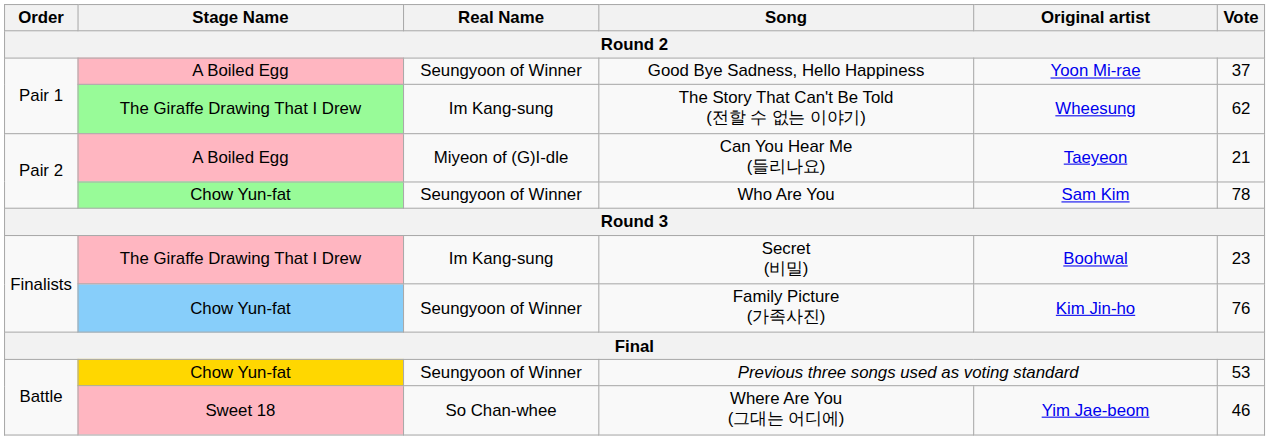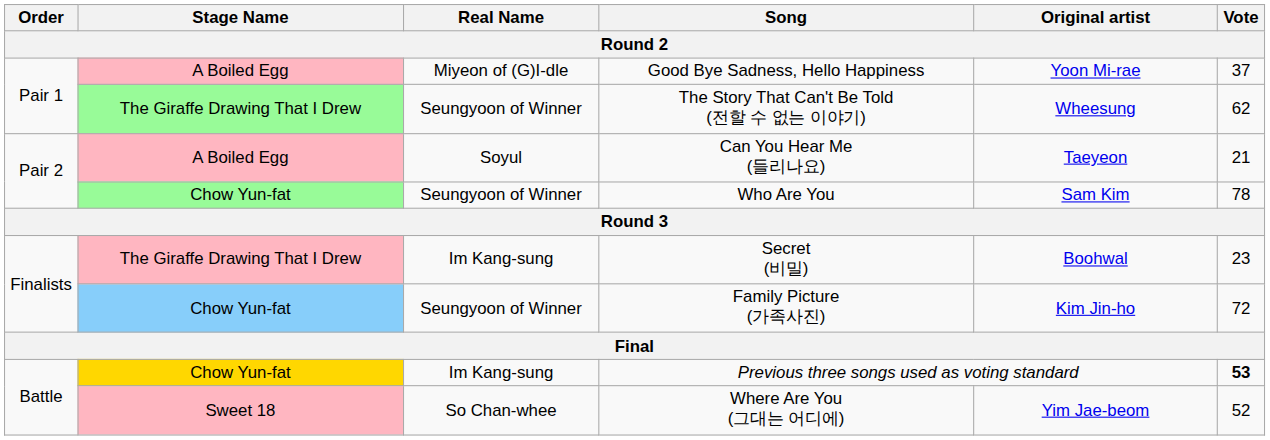(501, 71) Seungyoon of Winner -> (501, 71) Miyeon of (G)I-dle
(501, 108) Im Kang-sung -> (501, 108) Seungyoon of Winner
(501, 157) Miyeon of (G)I-dle -> (501, 157) Soyul
(1241, 308) 76 -> (1241, 308) 72
(501, 372) Seungyoon of Winner -> (501, 372) Im Kang-sung
(1241, 372) normal -> (1241, 372) bold
(1241, 410) 46 -> (1241, 410) 52
